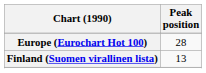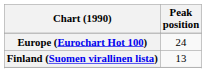(181, 42) 28 -> (181, 42) 24
